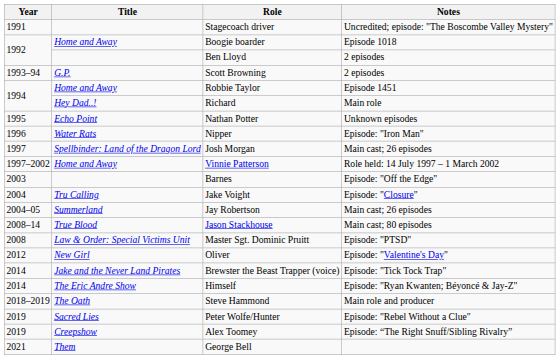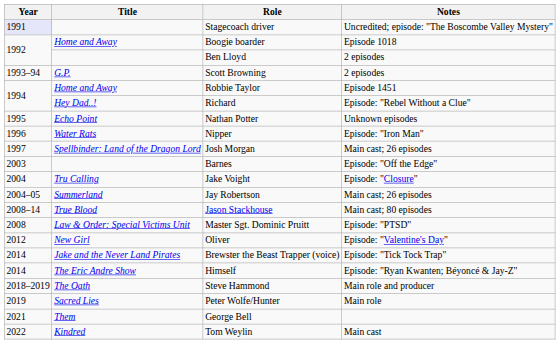(16, 27) no background -> (16, 27) lavender background
(363, 103) Main role -> (407, 103) Episode: "Rebel Without a Clue"
- row: (237, 164)
(407, 316) Episode: "Rebel Without a Clue" -> (363, 301) Main role
- row: (231, 331)
+ row: (229, 331)
